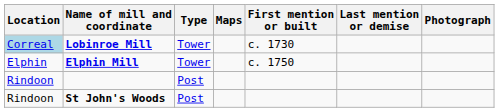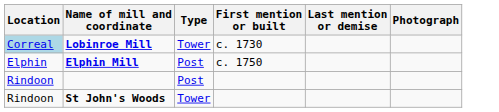- column: (229, 20)
(194, 62) Tower -> (191, 62) Post
(191, 98) Post -> (194, 98) Tower
